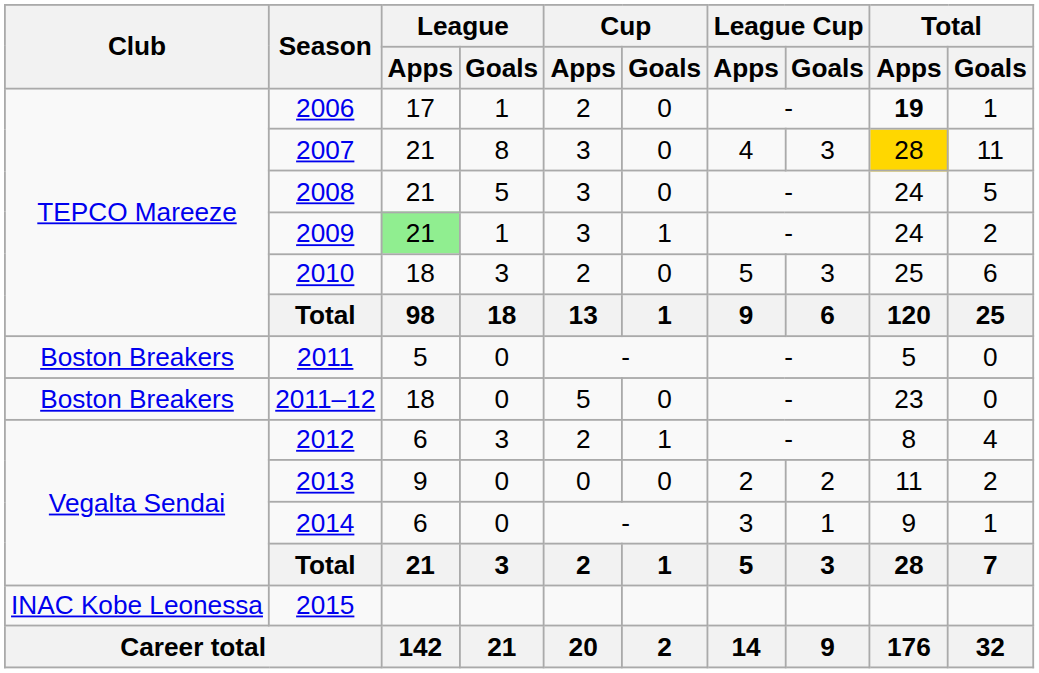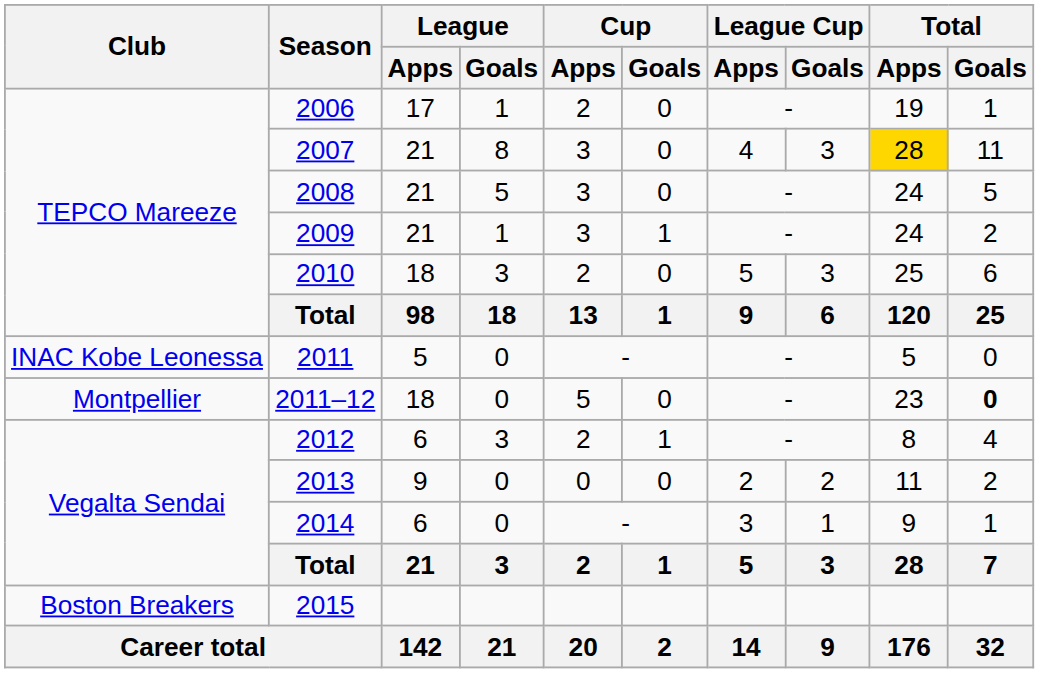(909, 109) bold -> (909, 109) normal
(420, 233) lightgreen background -> (420, 233) no background
(137, 357) Boston Breakers -> (137, 357) INAC Kobe Leonessa
(137, 399) Boston Breakers -> (137, 399) Montpellier
(990, 399) normal -> (990, 399) bold
(137, 606) INAC Kobe Leonessa -> (137, 606) Boston Breakers
